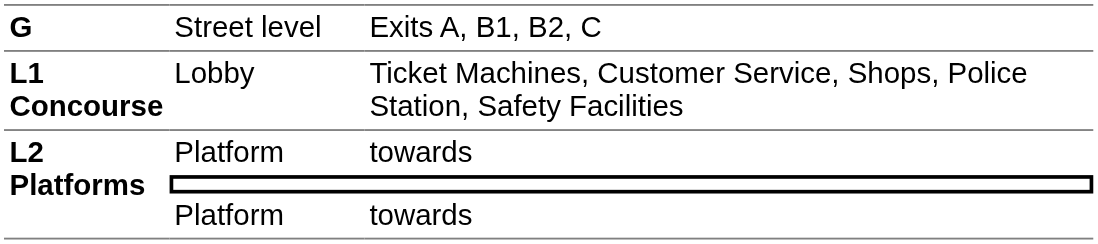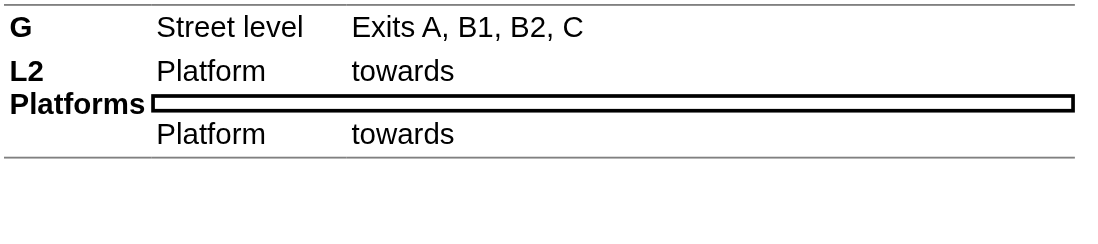- row: (214, 73)
